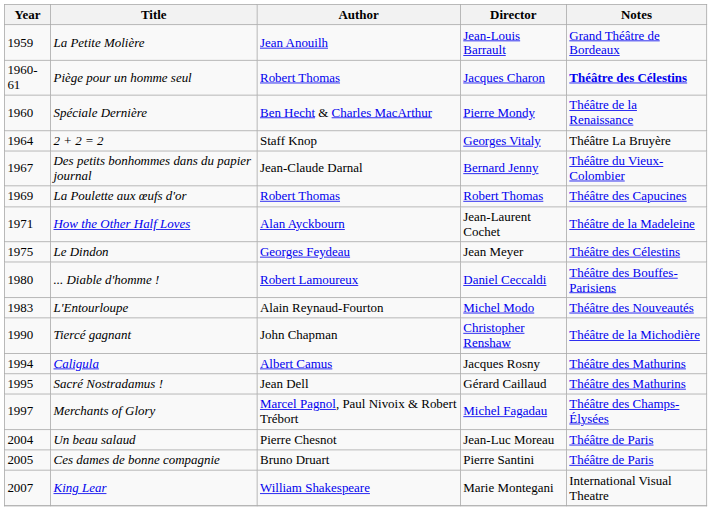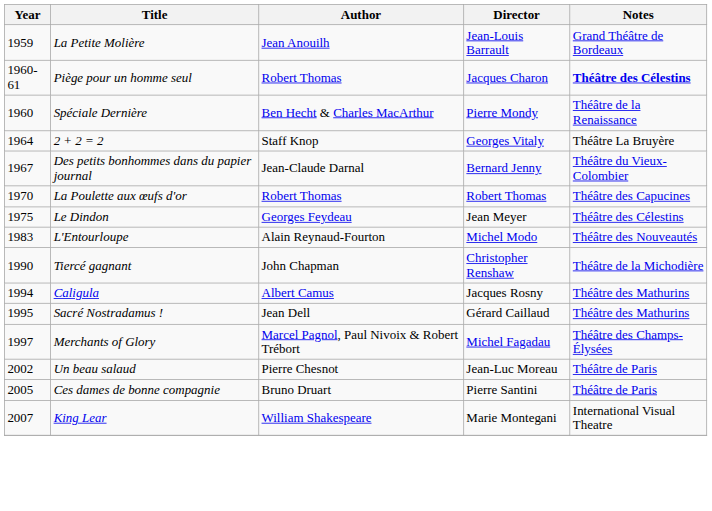(20, 196) 1969 -> (20, 196) 1970
- row: (122, 224)
- row: (106, 279)
(20, 439) 2004 -> (20, 369) 2002
